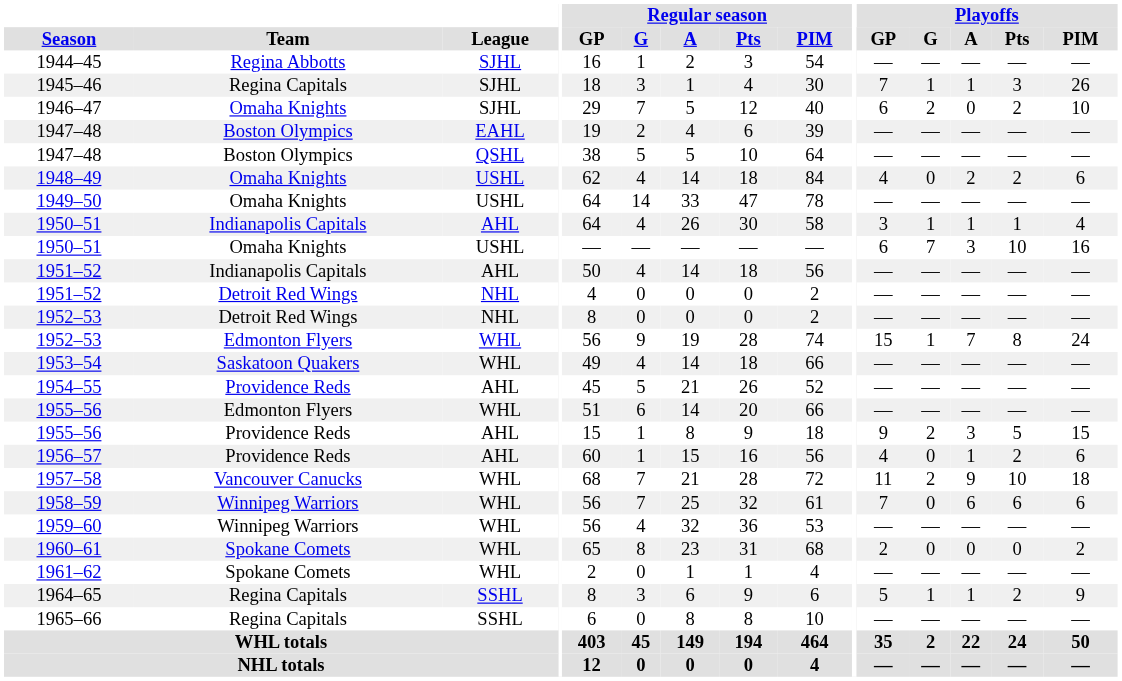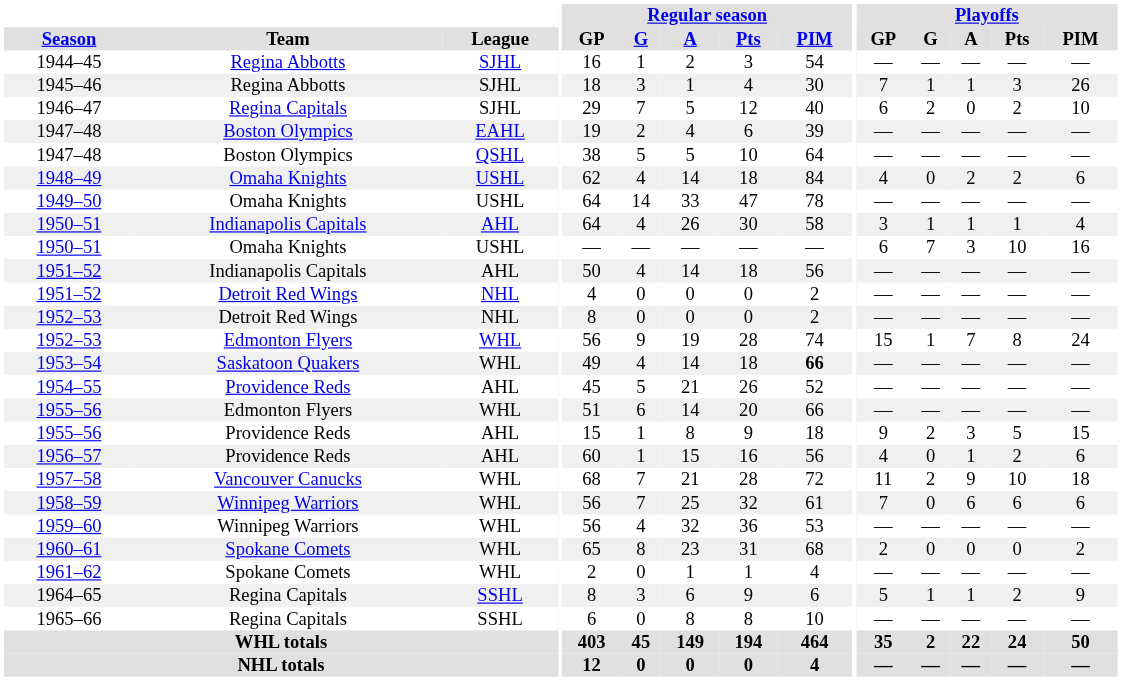(288, 85) Regina Capitals -> (288, 85) Regina Abbotts
(288, 108) Omaha Knights -> (288, 108) Regina Capitals
(815, 363) normal -> (815, 363) bold
